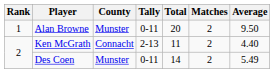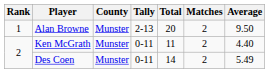(149, 28) 0-11 -> (144, 28) 2-13
(114, 44) Connacht -> (112, 44) Munster
(149, 44) 2-13 -> (144, 44) 0-11
